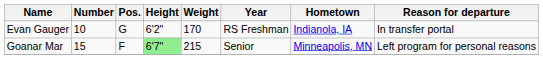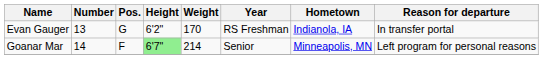(80, 29) 10 -> (80, 29) 13
(80, 46) 15 -> (80, 46) 14
(192, 46) 215 -> (192, 46) 214
